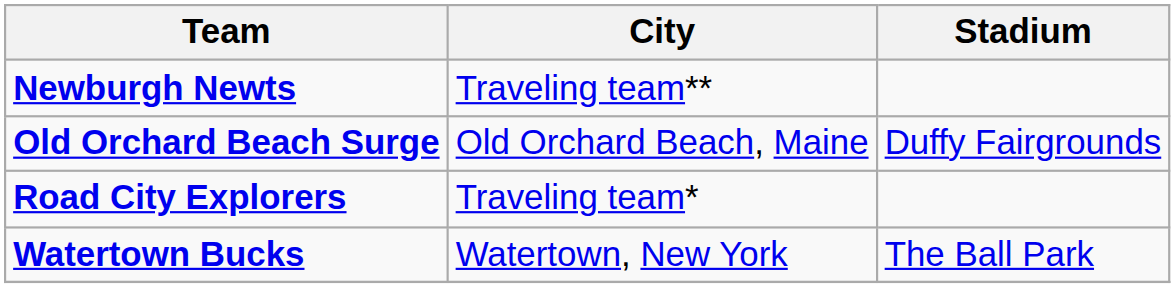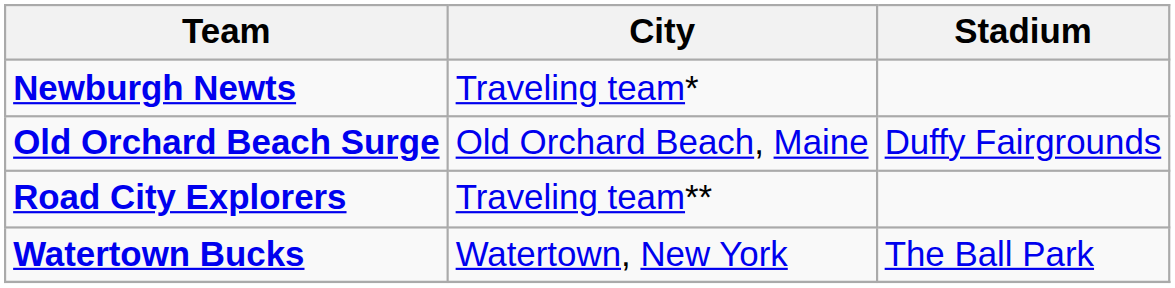(584, 87) Traveling team** -> (577, 87) Traveling team*
(577, 198) Traveling team* -> (584, 198) Traveling team**
